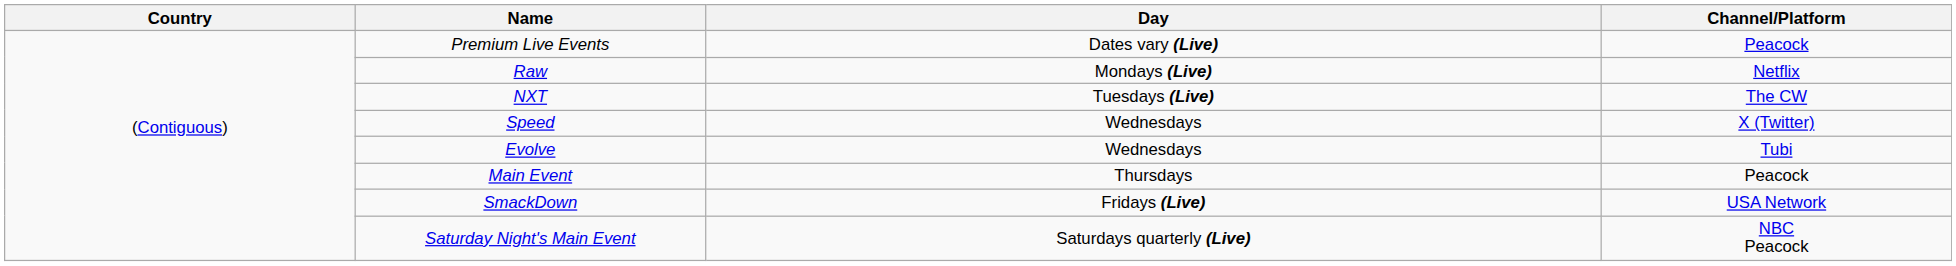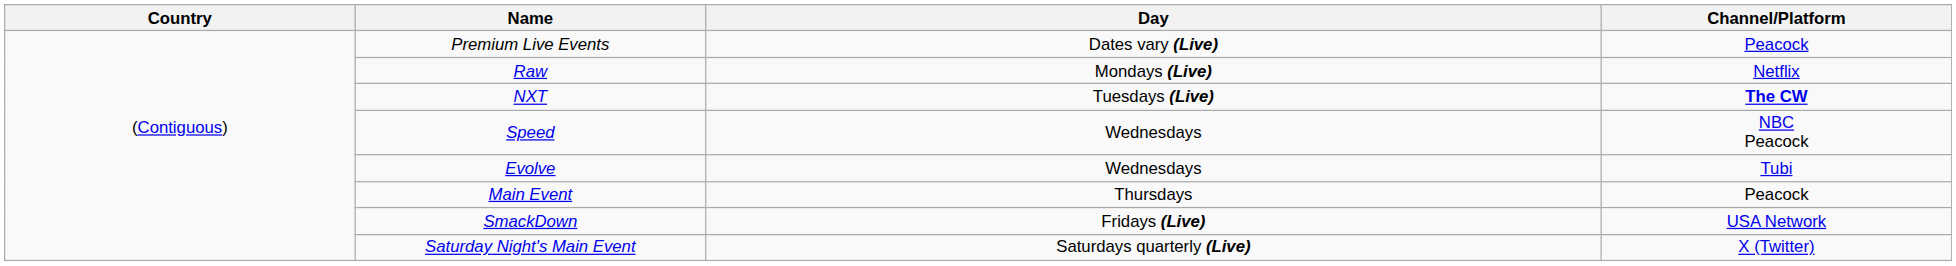(1776, 96) normal -> (1776, 96) bold
(1776, 123) X (Twitter) -> (1776, 132) NBC Peacock
(1776, 238) NBC Peacock -> (1776, 247) X (Twitter)
